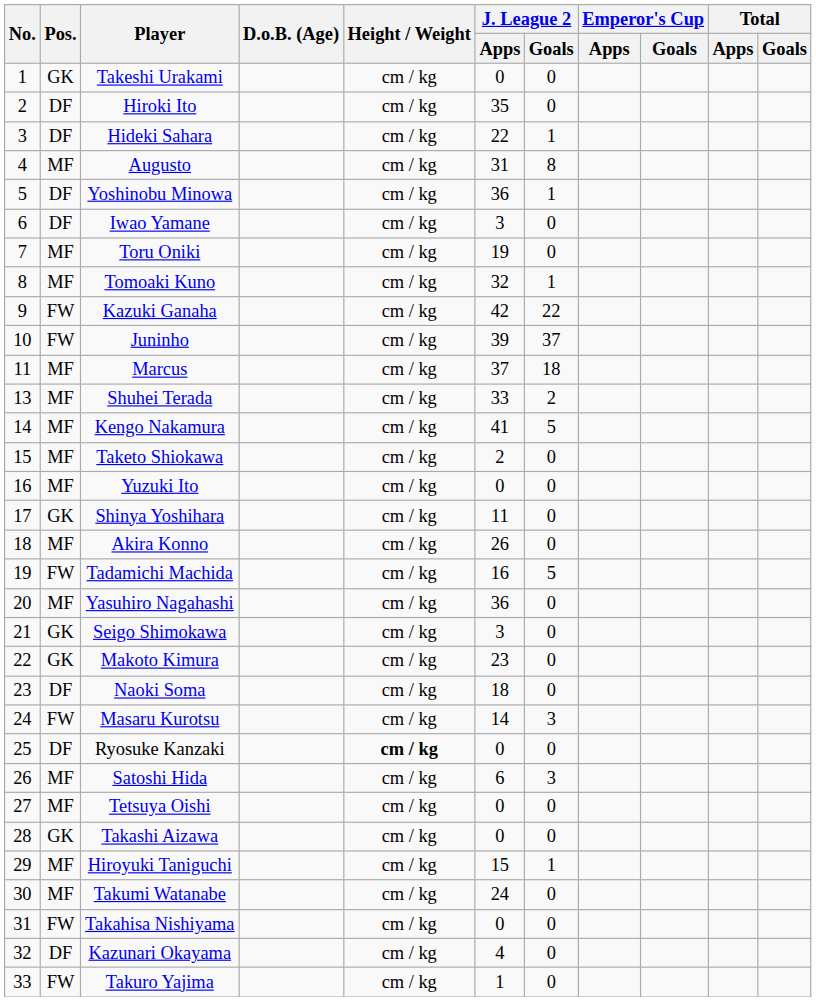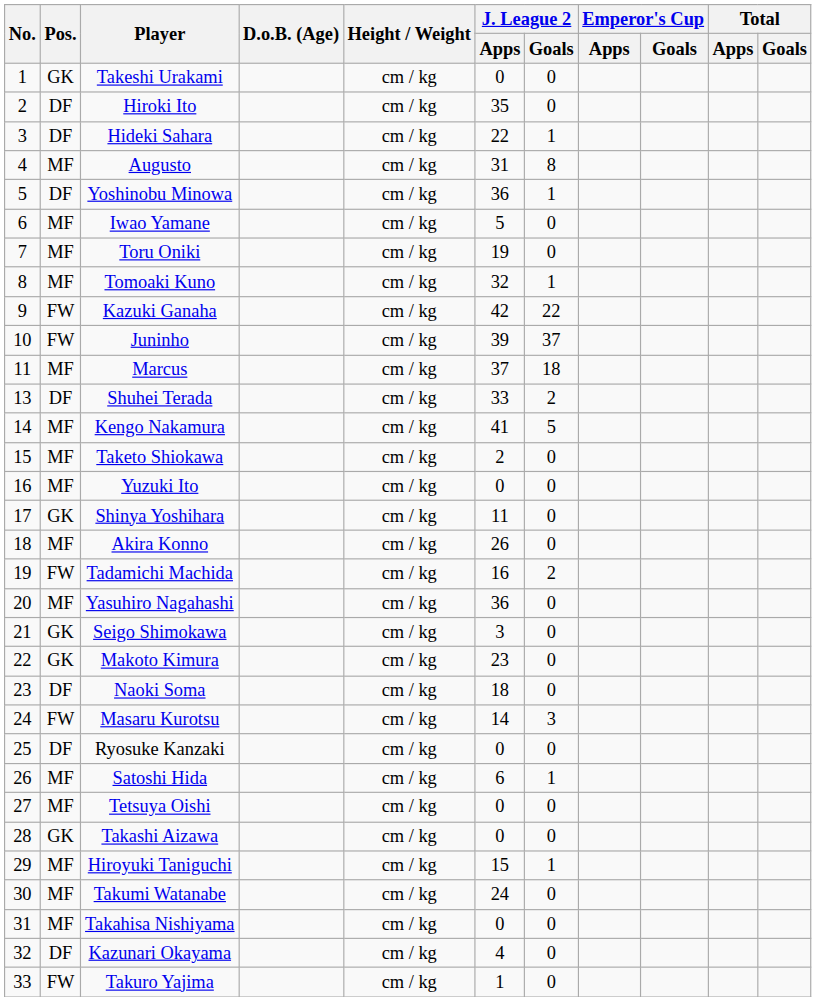(60, 223) DF -> (60, 223) MF
(500, 223) 3 -> (500, 223) 5
(60, 398) MF -> (60, 398) DF
(551, 573) 5 -> (551, 573) 2
(409, 748) bold -> (409, 748) normal
(551, 777) 3 -> (551, 777) 1
(60, 923) FW -> (60, 923) MF
